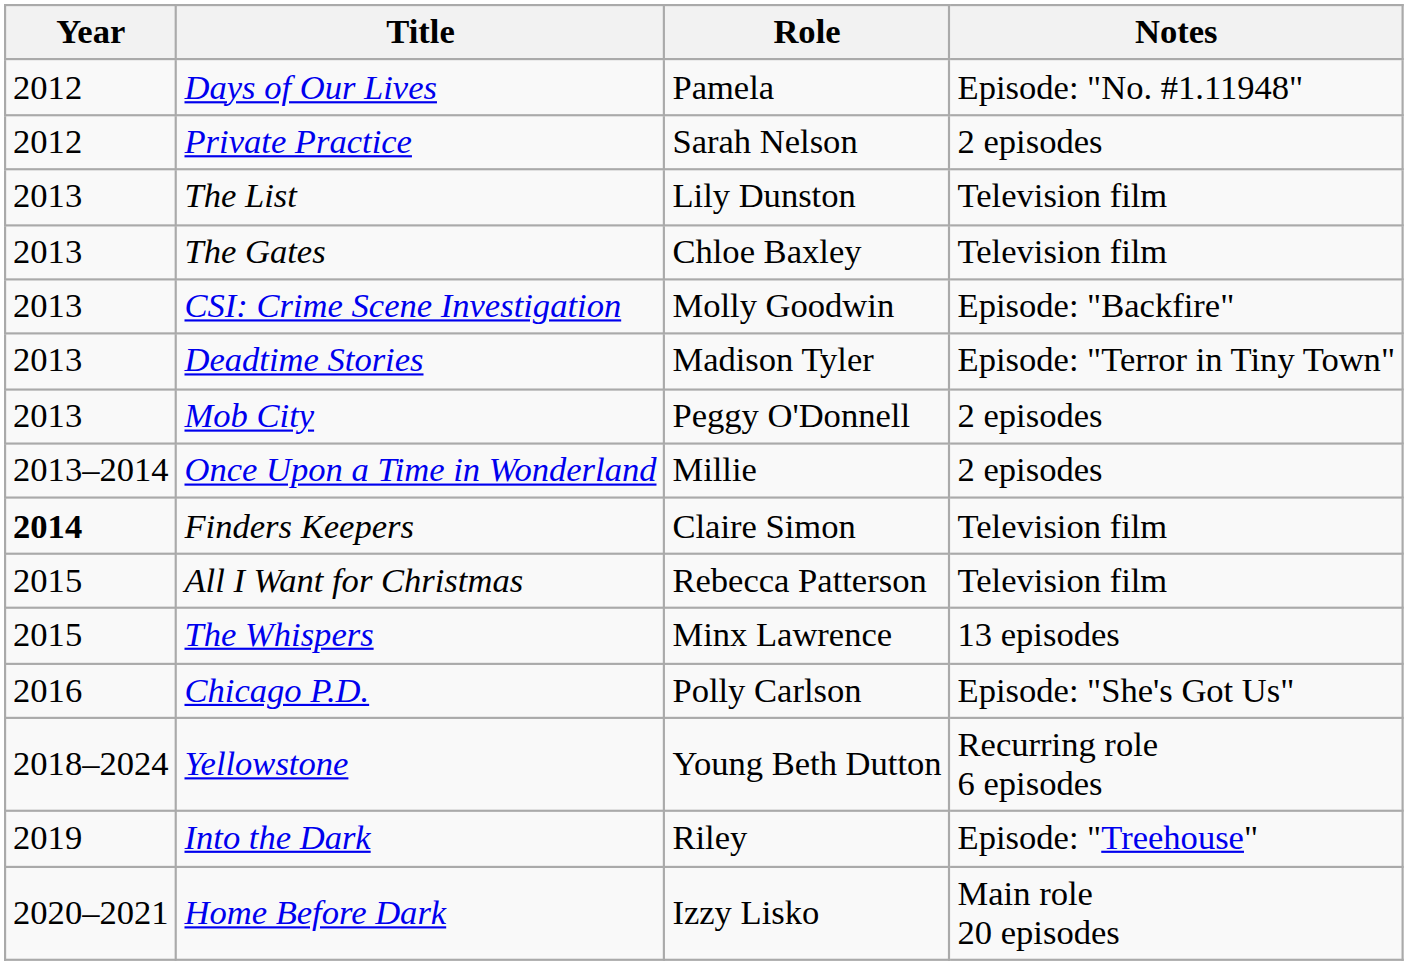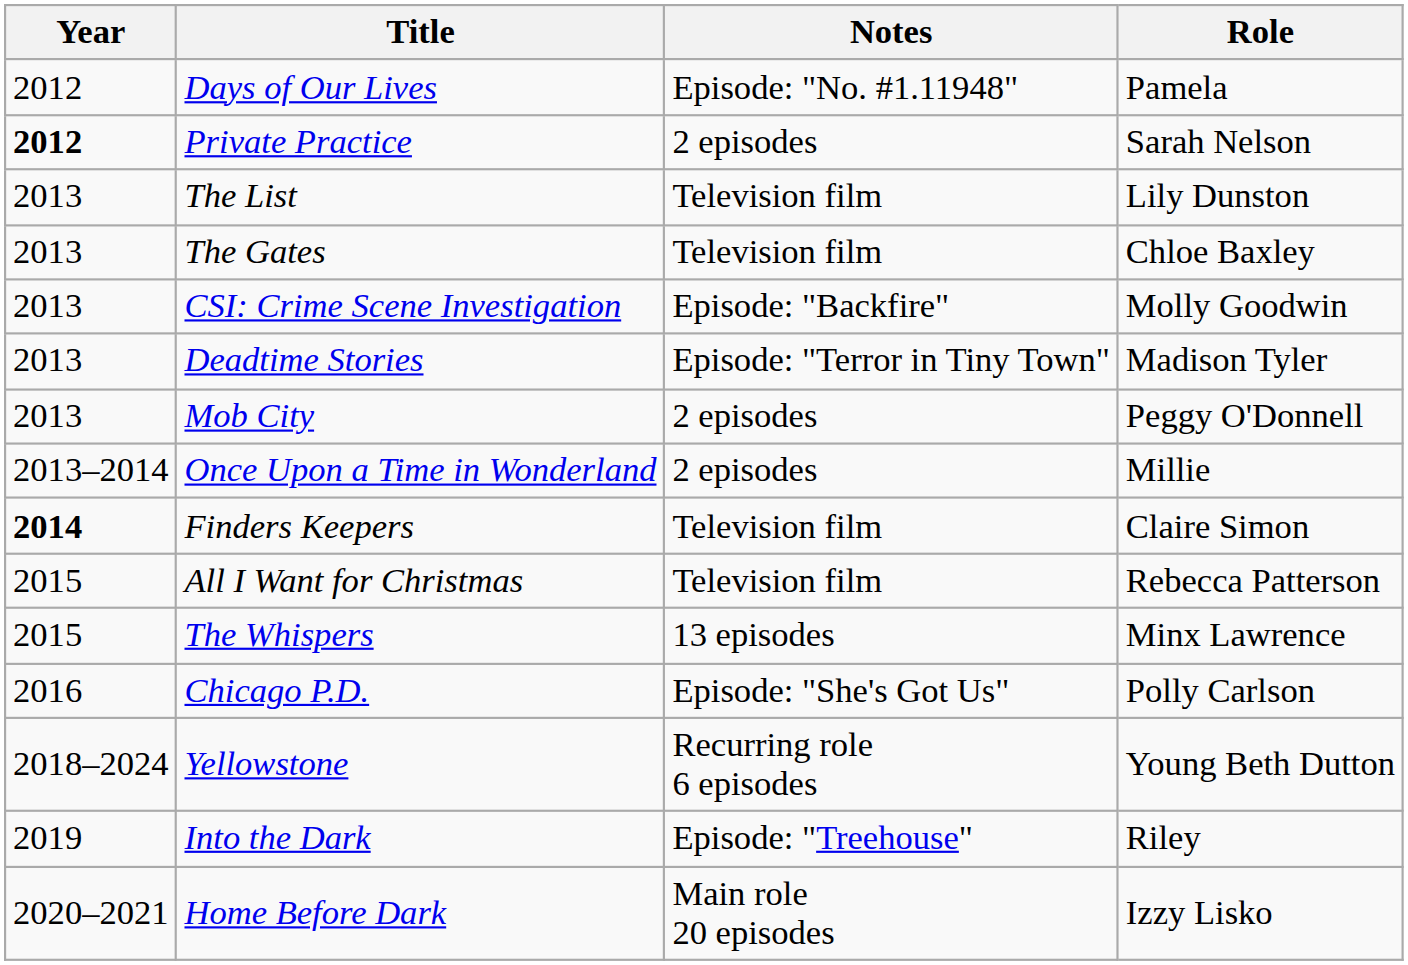columns swapped: (807, 31) <-> (1176, 31)
(48, 141) normal -> (48, 141) bold
